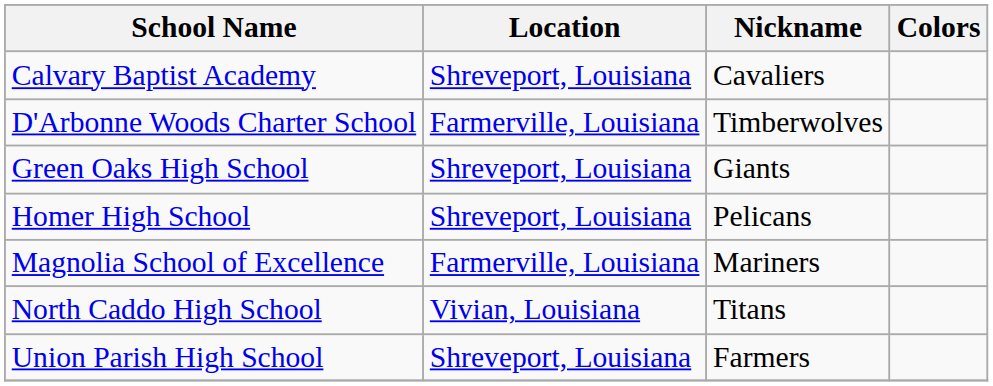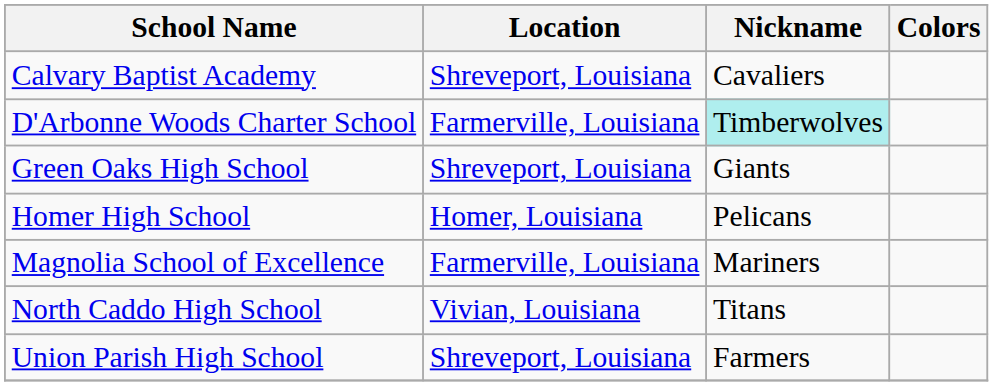(798, 121) no background -> (798, 121) paleturquoise background
(561, 215) Shreveport, Louisiana -> (536, 215) Homer, Louisiana
